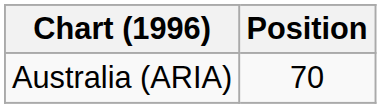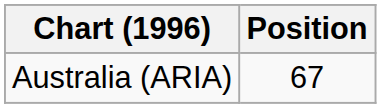(307, 77) 70 -> (307, 77) 67
